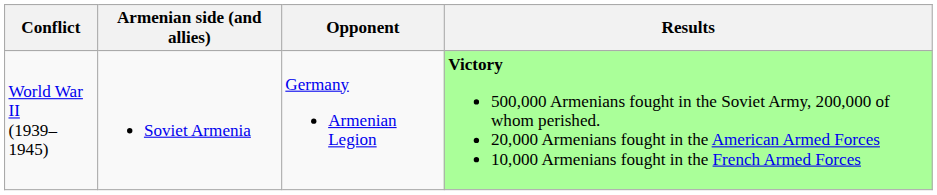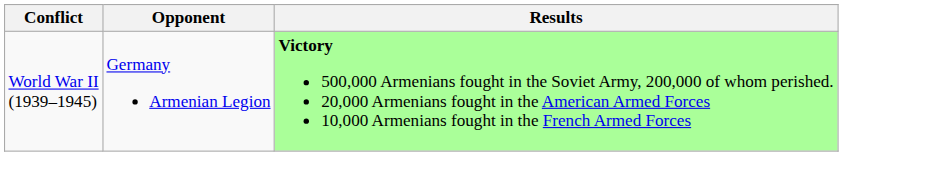- column: (189, 27)
